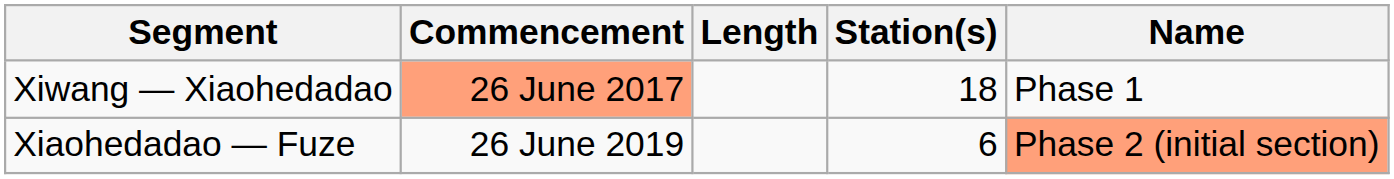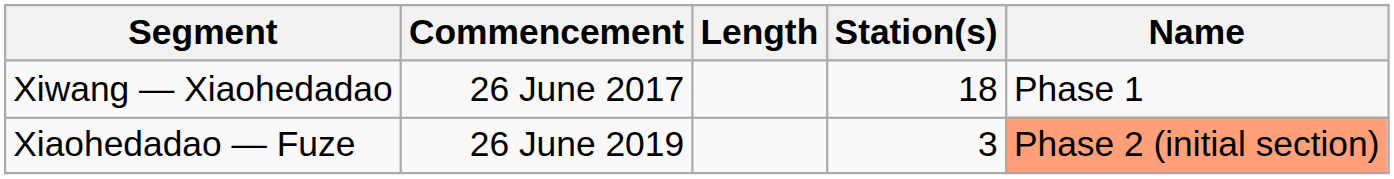(577, 88) lightsalmon background -> (577, 88) no background
(988, 144) 6 -> (988, 144) 3
